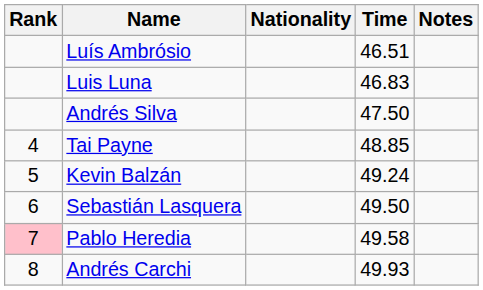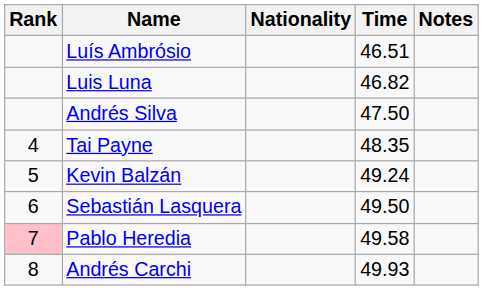(385, 82) 46.83 -> (385, 82) 46.82
(385, 144) 48.85 -> (385, 144) 48.35
